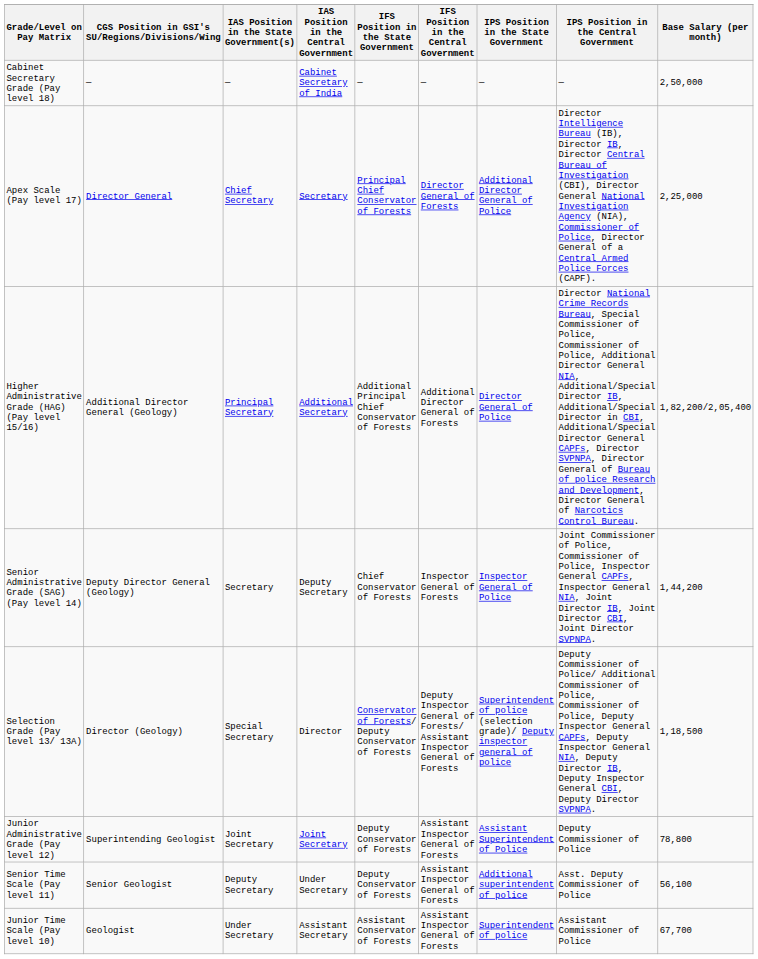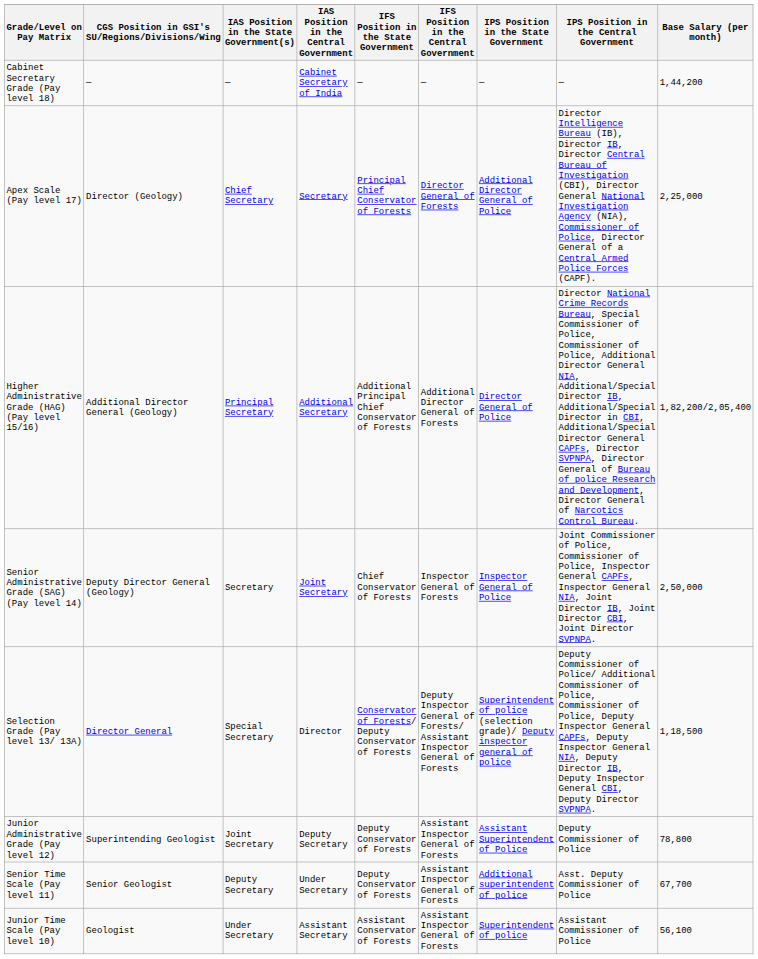(681, 83) 2,50,000 -> (681, 83) 1,44,200
(129, 196) Director General -> (135, 196) Director (Geology)
(323, 588) Deputy Secretary -> (323, 588) Joint Secretary
(681, 588) 1,44,200 -> (681, 588) 2,50,000
(135, 732) Director (Geology) -> (129, 732) Director General
(323, 839) Joint Secretary -> (323, 839) Deputy Secretary
(676, 885) 56,100 -> (676, 885) 67,700
(676, 931) 67,700 -> (676, 931) 56,100
